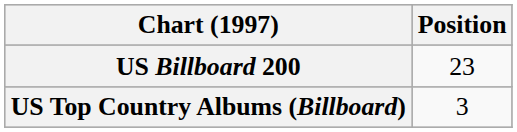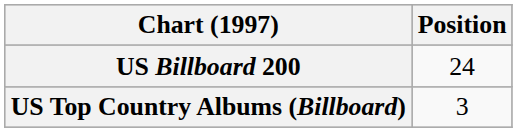(462, 65) 23 -> (462, 65) 24
